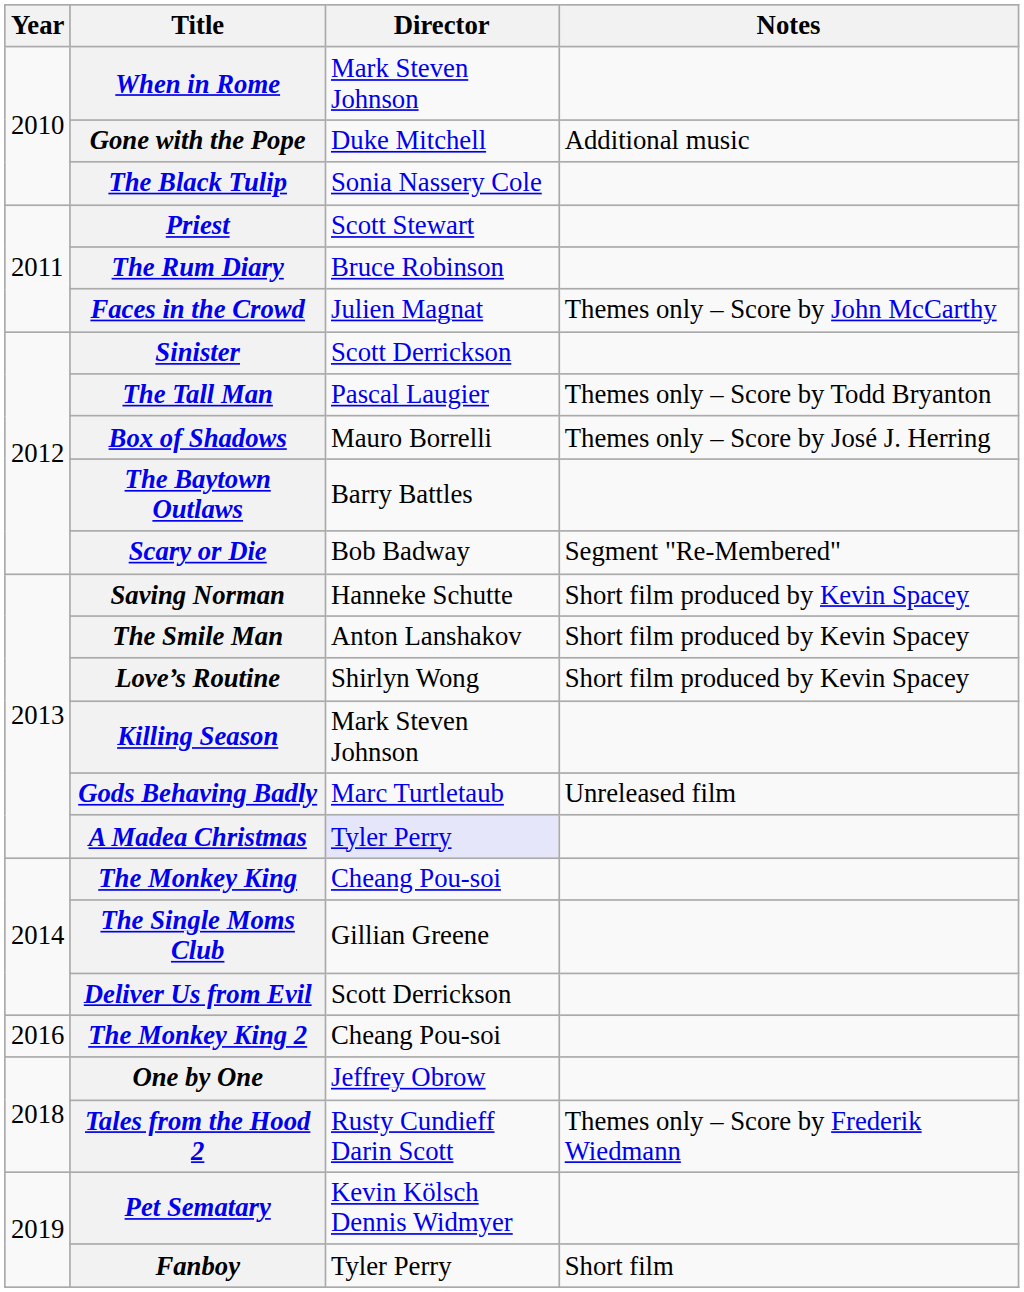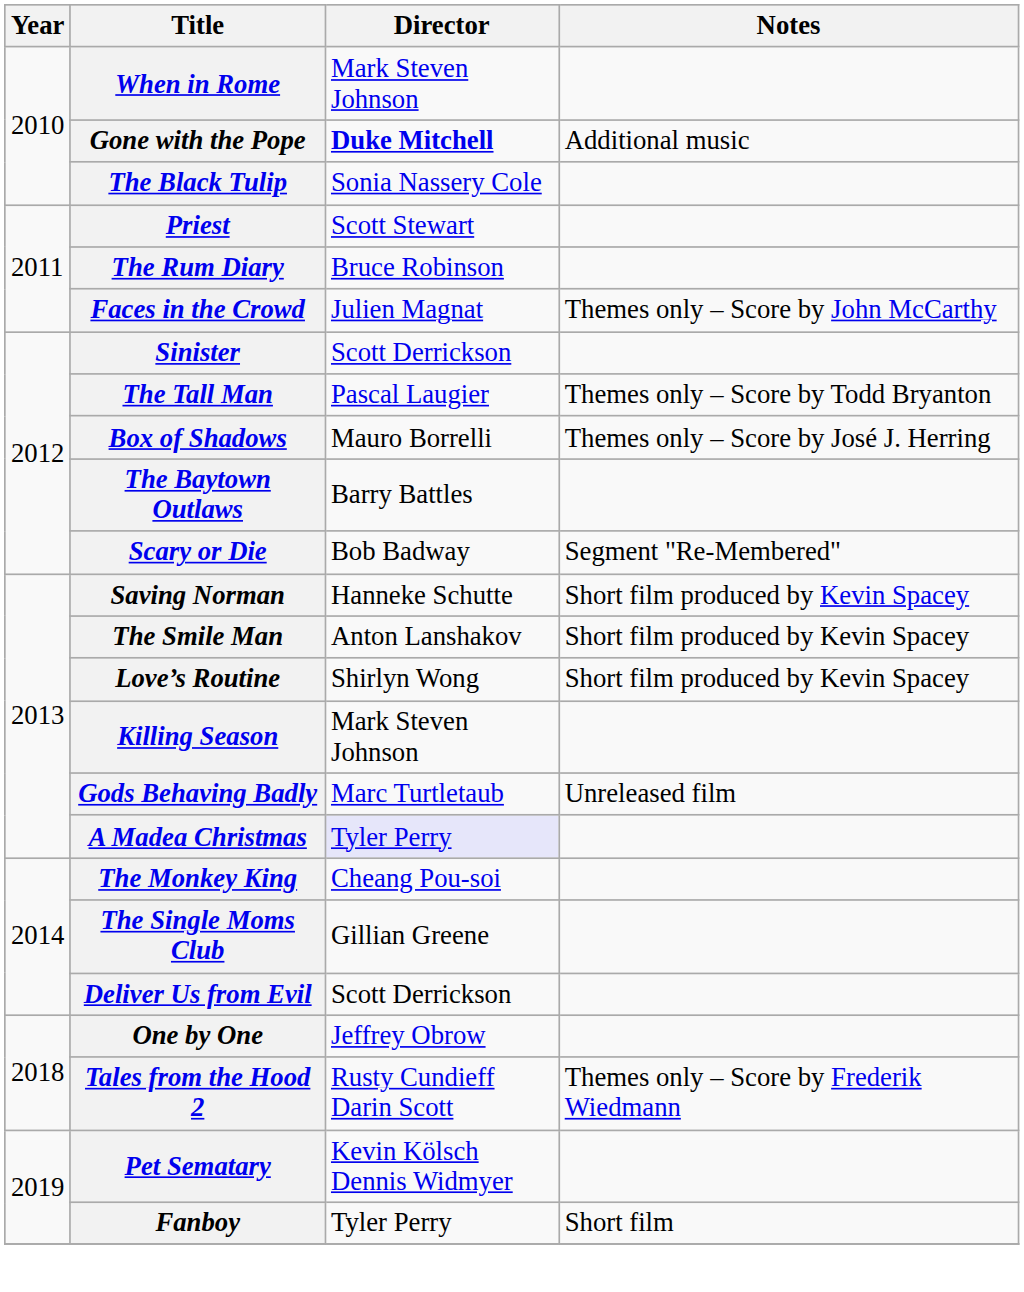(409, 140) normal -> (412, 140) bold
- row: (198, 1035)
